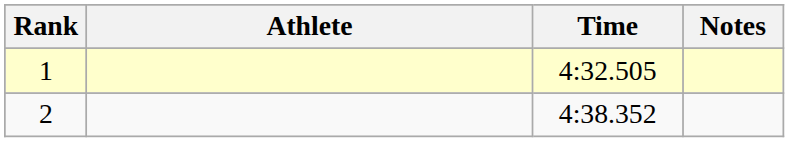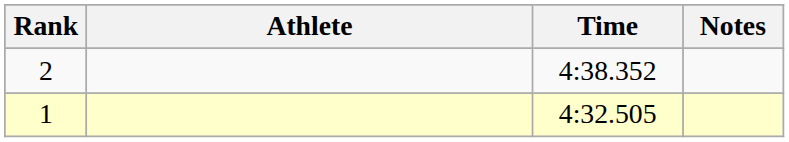rows swapped: (46, 70) <-> (46, 114)
